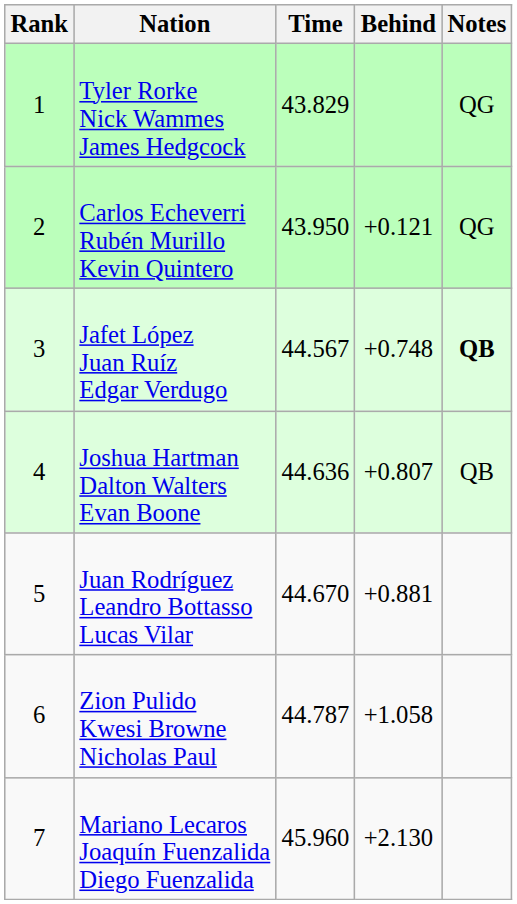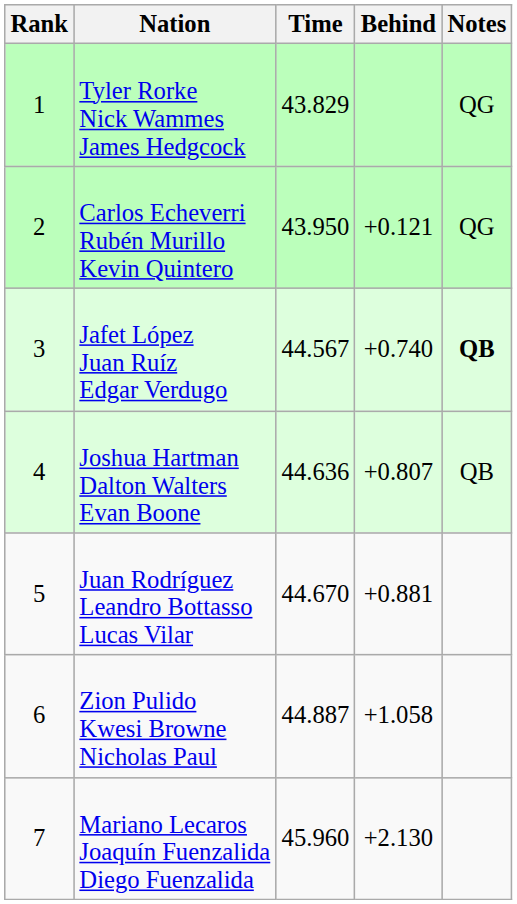(398, 349) +0.748 -> (398, 349) +0.740
(315, 715) 44.787 -> (315, 715) 44.887
